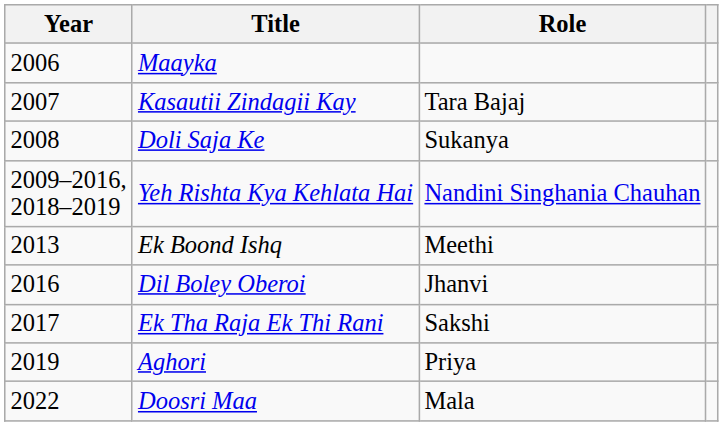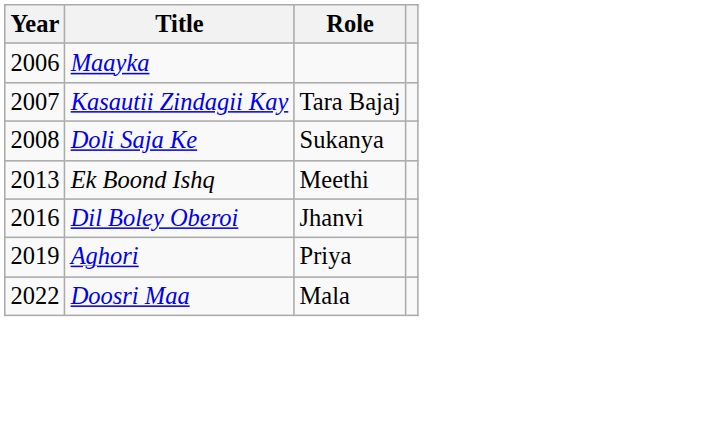- row: (276, 192)
- row: (261, 323)
